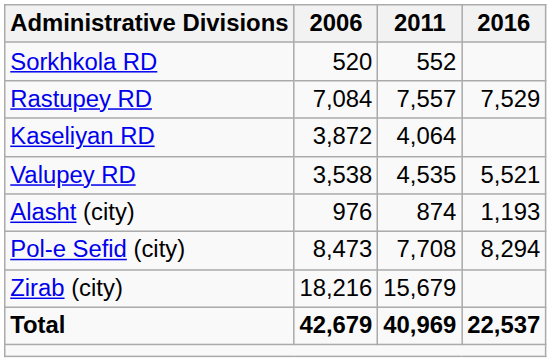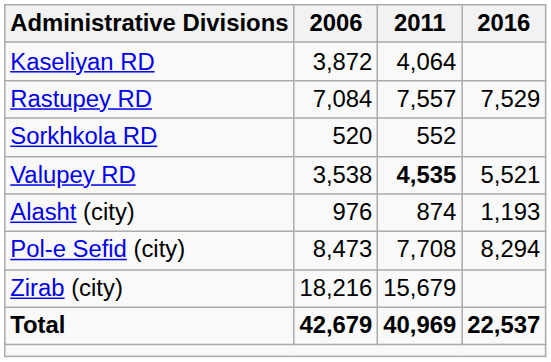rows swapped: (82, 136) <-> (84, 61)
(426, 174) normal -> (426, 174) bold
